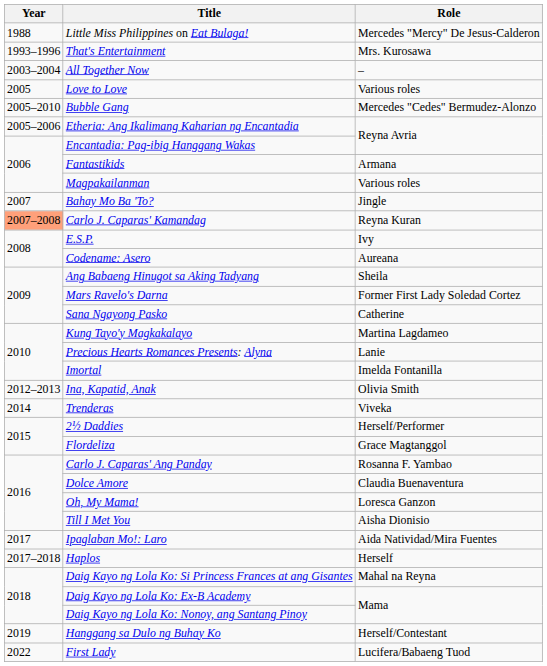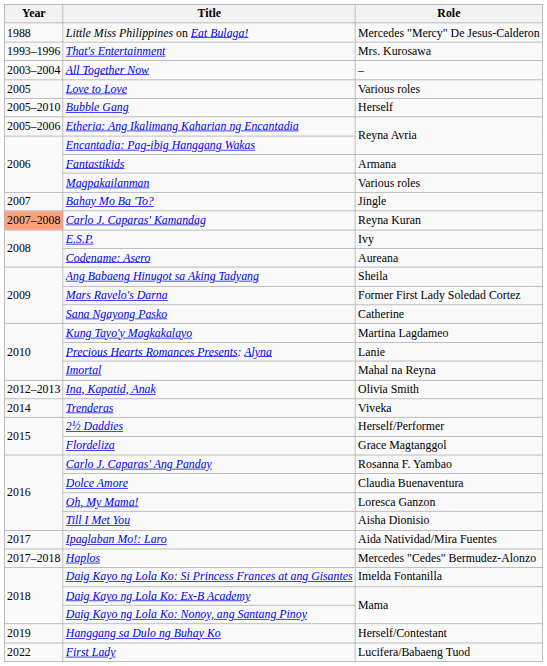(447, 107) Mercedes "Cedes" Bermudez-Alonzo -> (376, 107) Herself
(400, 370) Imelda Fontanilla -> (397, 370) Mahal na Reyna
(376, 558) Herself -> (447, 558) Mercedes "Cedes" Bermudez-Alonzo
(397, 577) Mahal na Reyna -> (400, 577) Imelda Fontanilla
